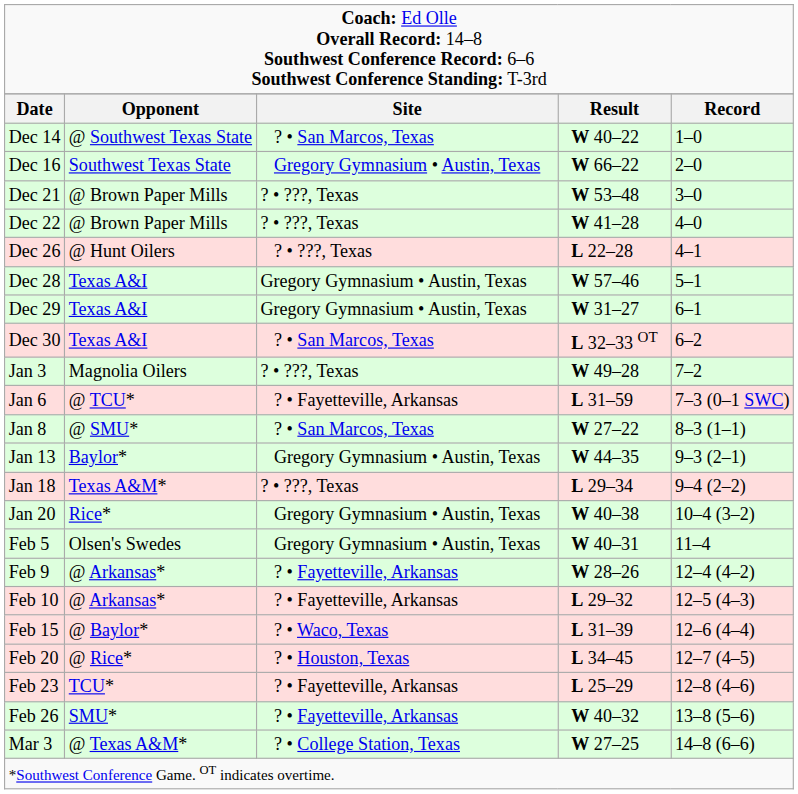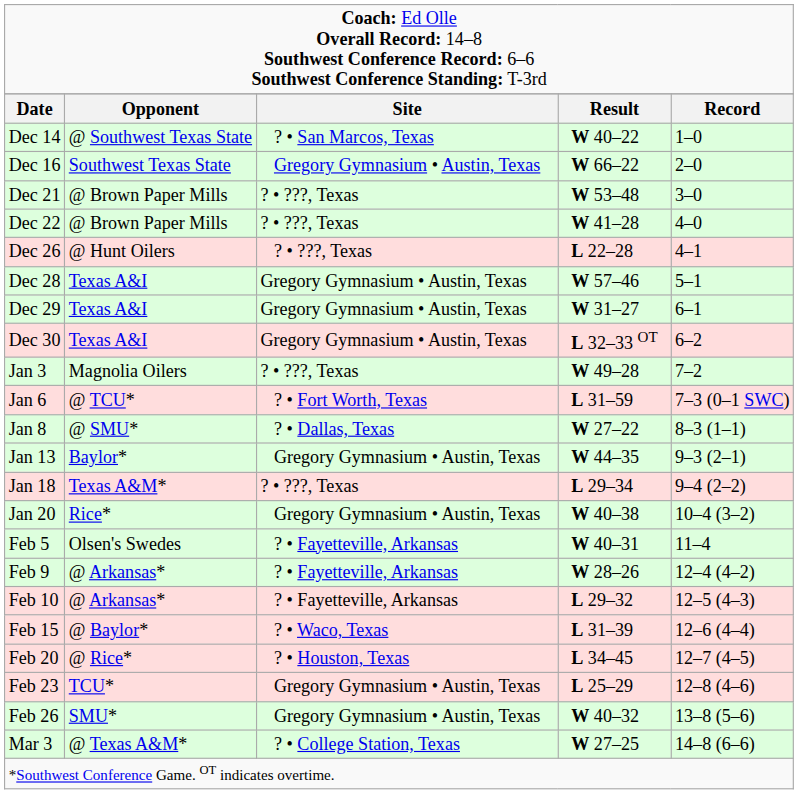(354, 340) ? • San Marcos, Texas -> (394, 340) Gregory Gymnasium • Austin, Texas
(366, 400) ? • Fayetteville, Arkansas -> (351, 400) ? • Fort Worth, Texas
(354, 428) ? • San Marcos, Texas -> (334, 428) ? • Dallas, Texas
(407, 543) Gregory Gymnasium • Austin, Texas -> (366, 543) ? • Fayetteville, Arkansas
(366, 686) ? • Fayetteville, Arkansas -> (407, 686) Gregory Gymnasium • Austin, Texas
(366, 715) ? • Fayetteville, Arkansas -> (407, 715) Gregory Gymnasium • Austin, Texas
